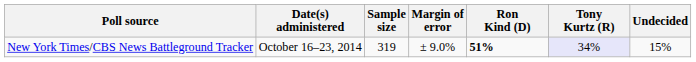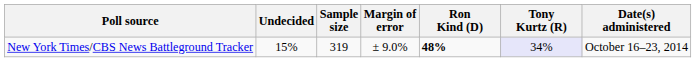columns swapped: (310, 20) <-> (660, 20)
(482, 47) 51% -> (434, 47) 48%
